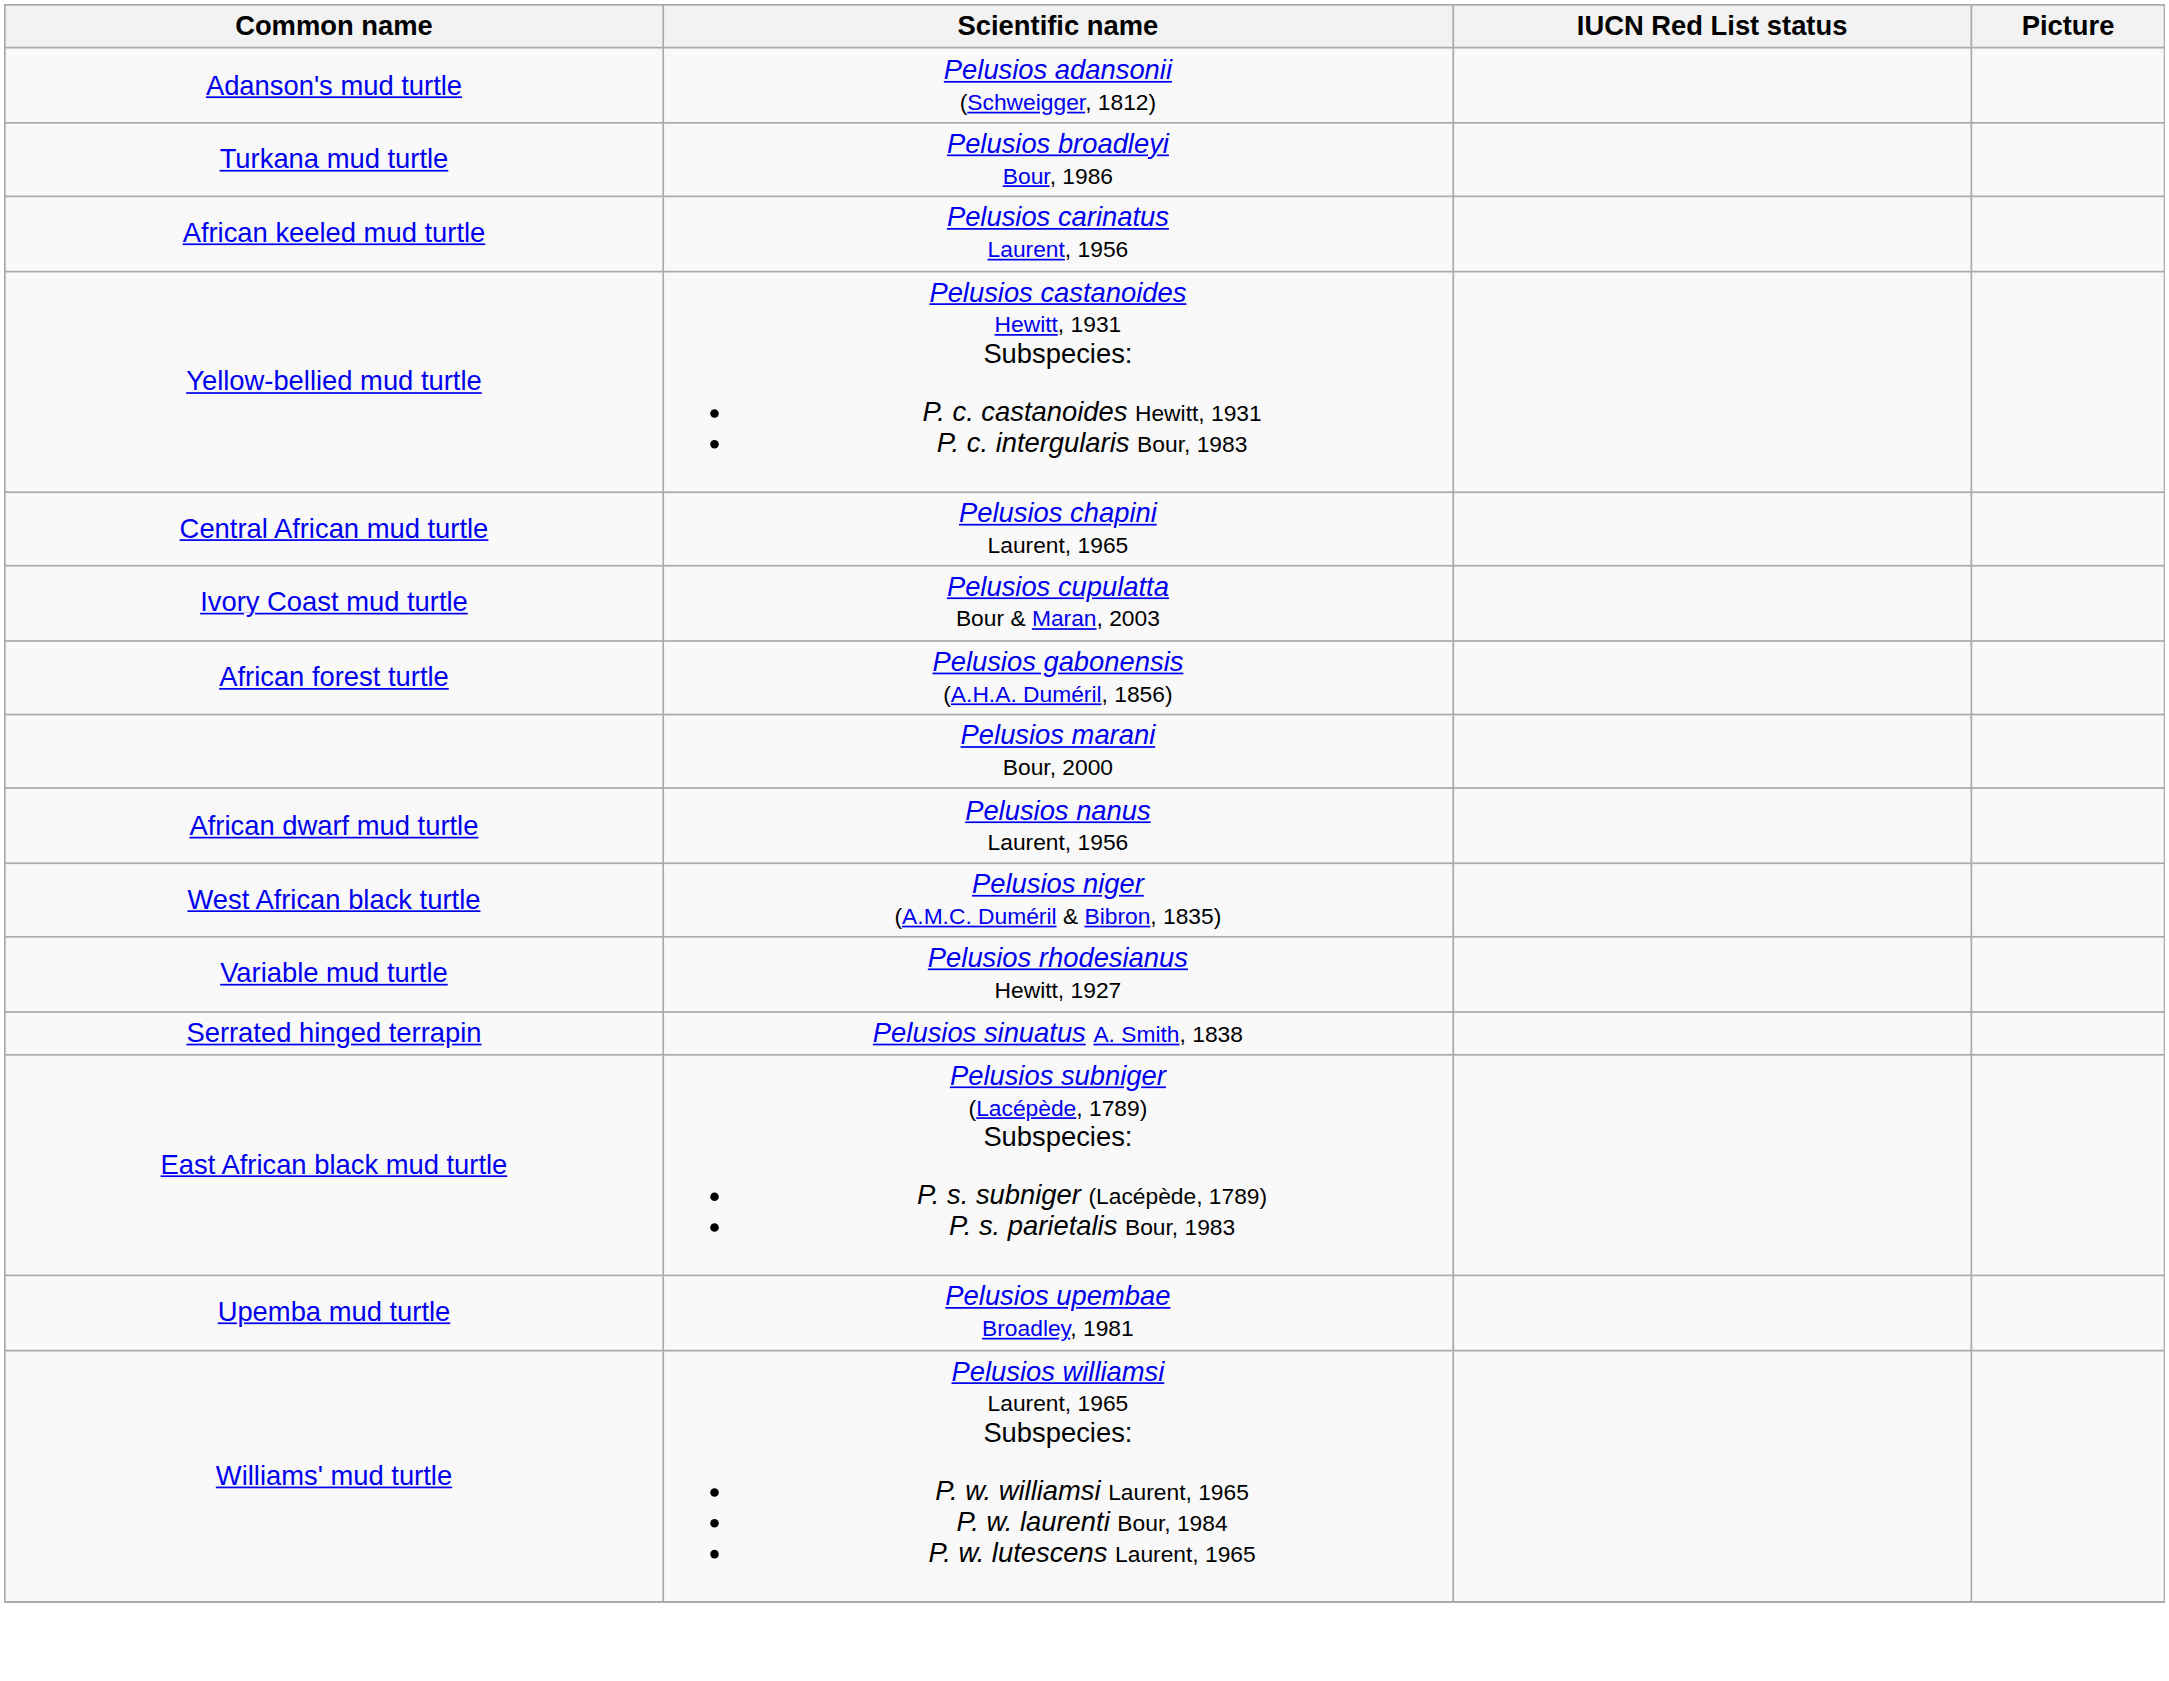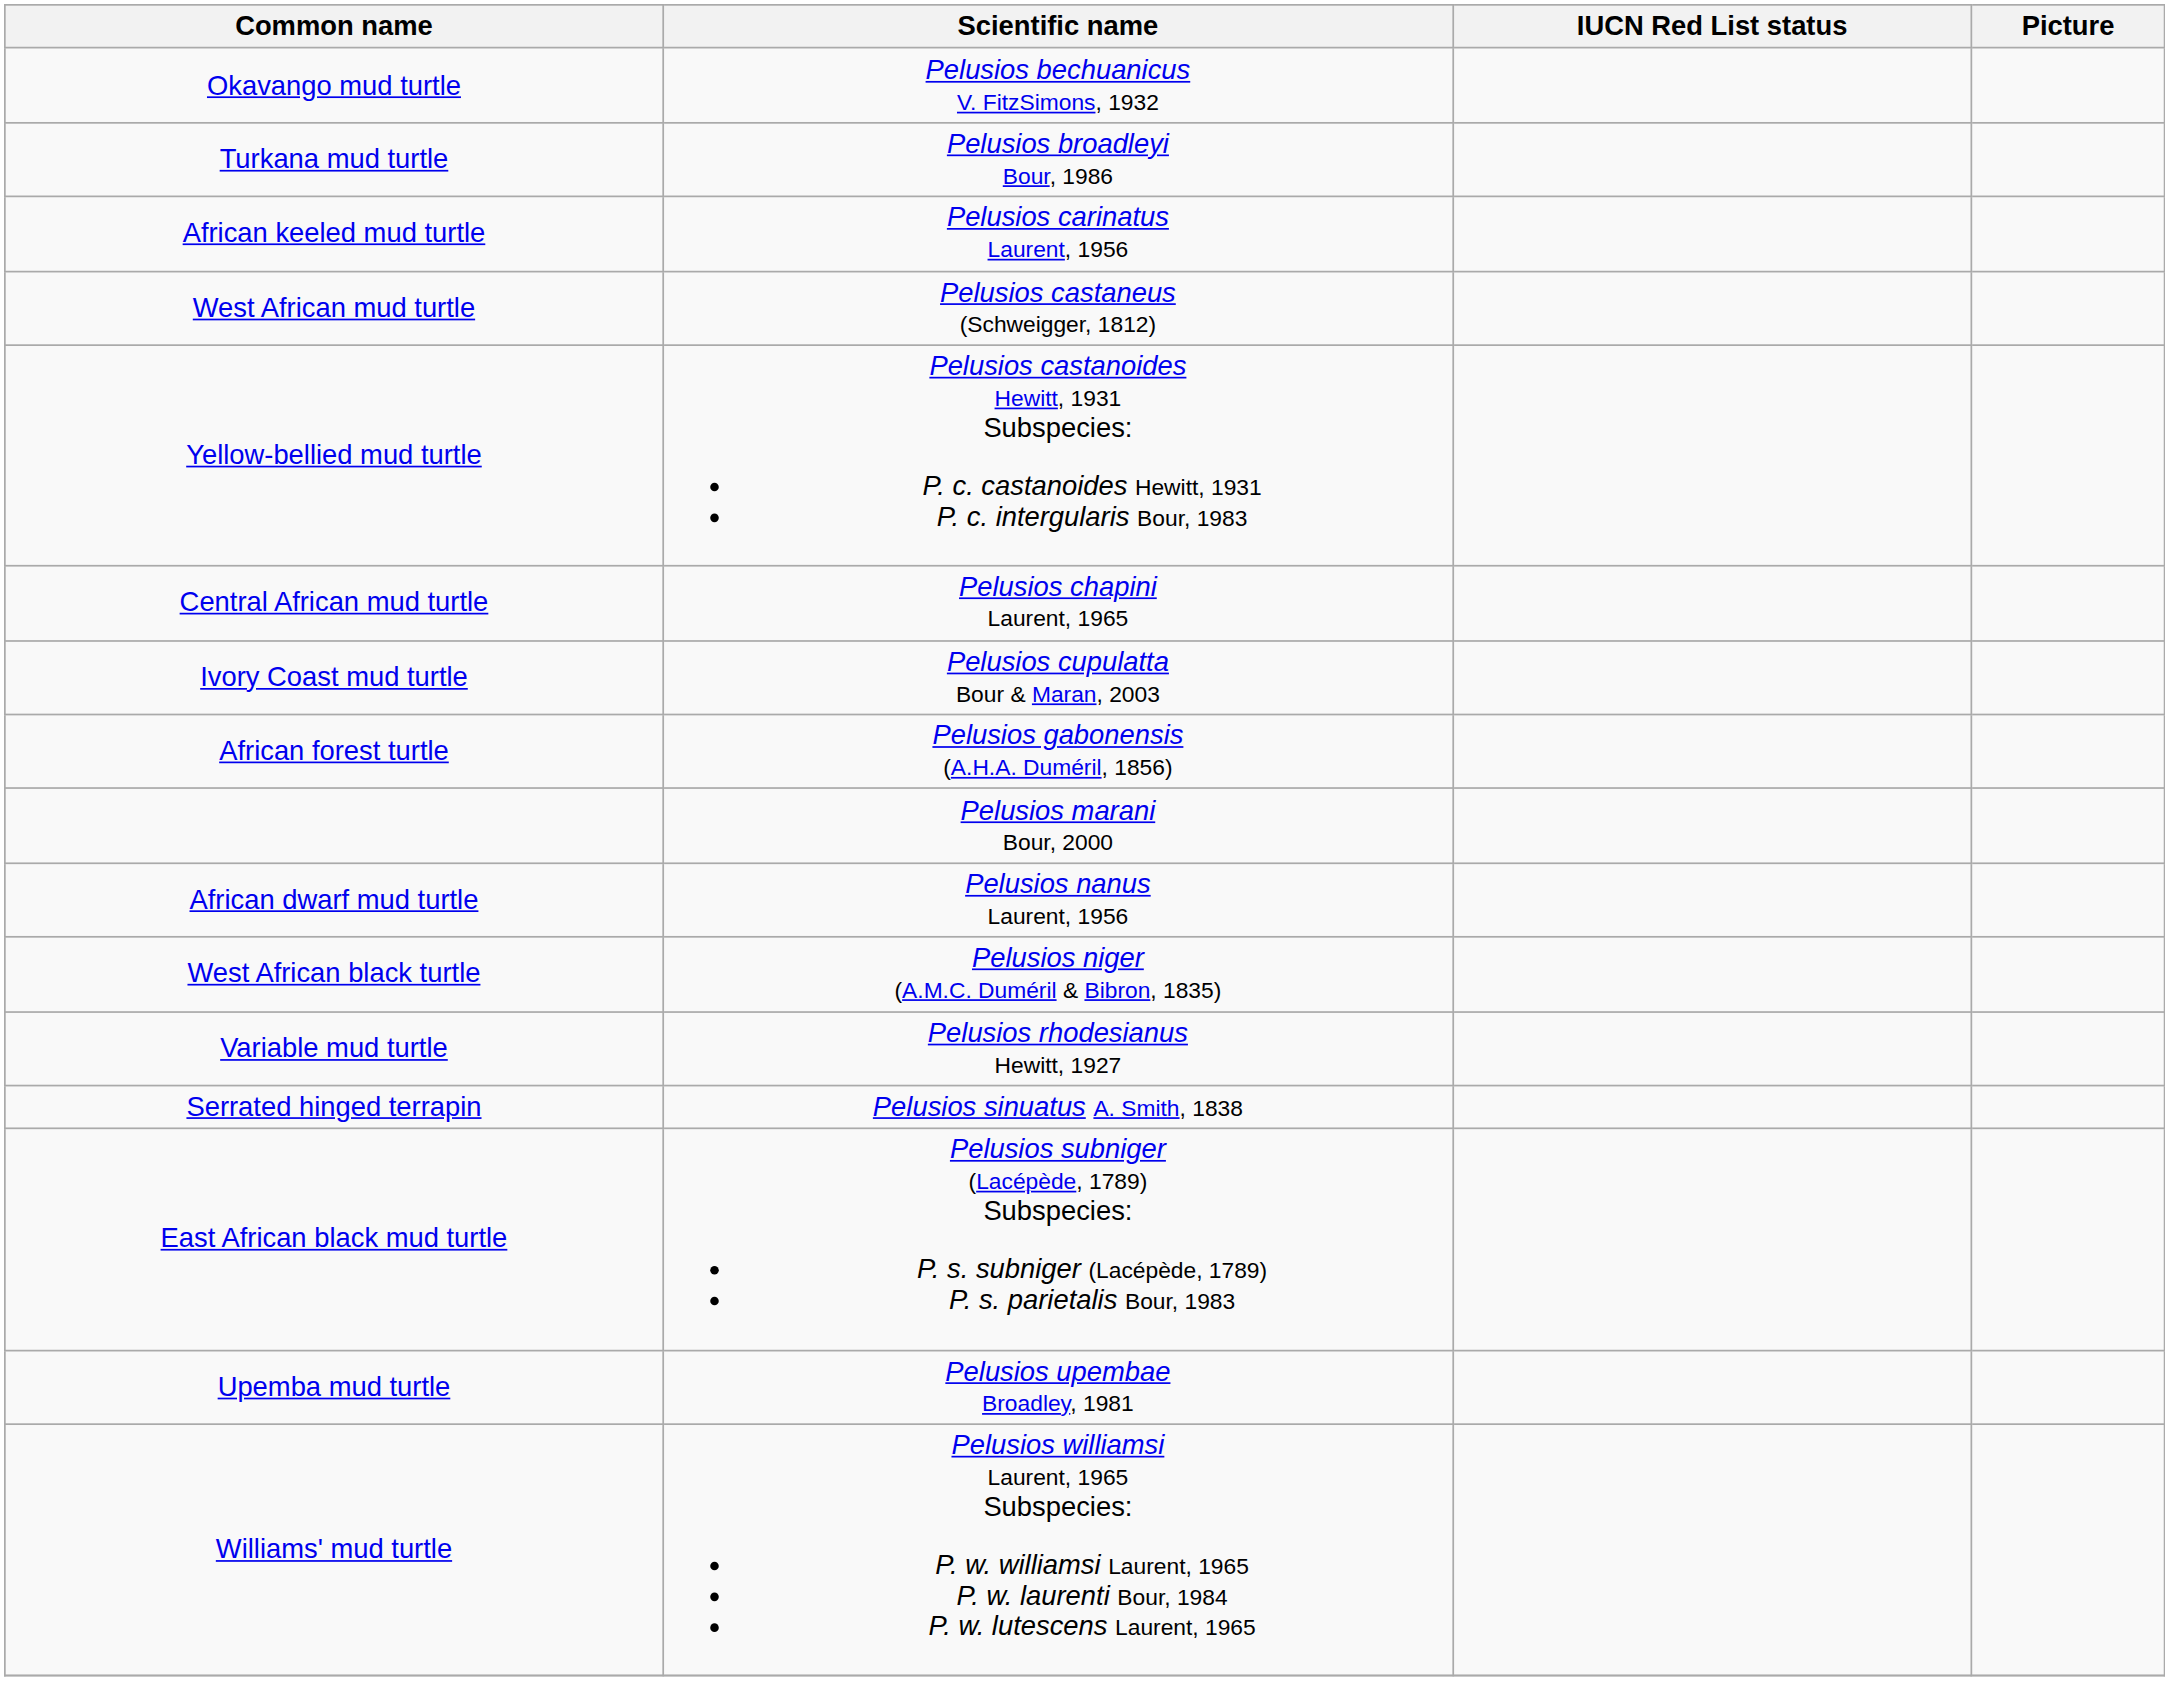- row: (334, 84)
+ row: (334, 84)
+ row: (334, 307)
